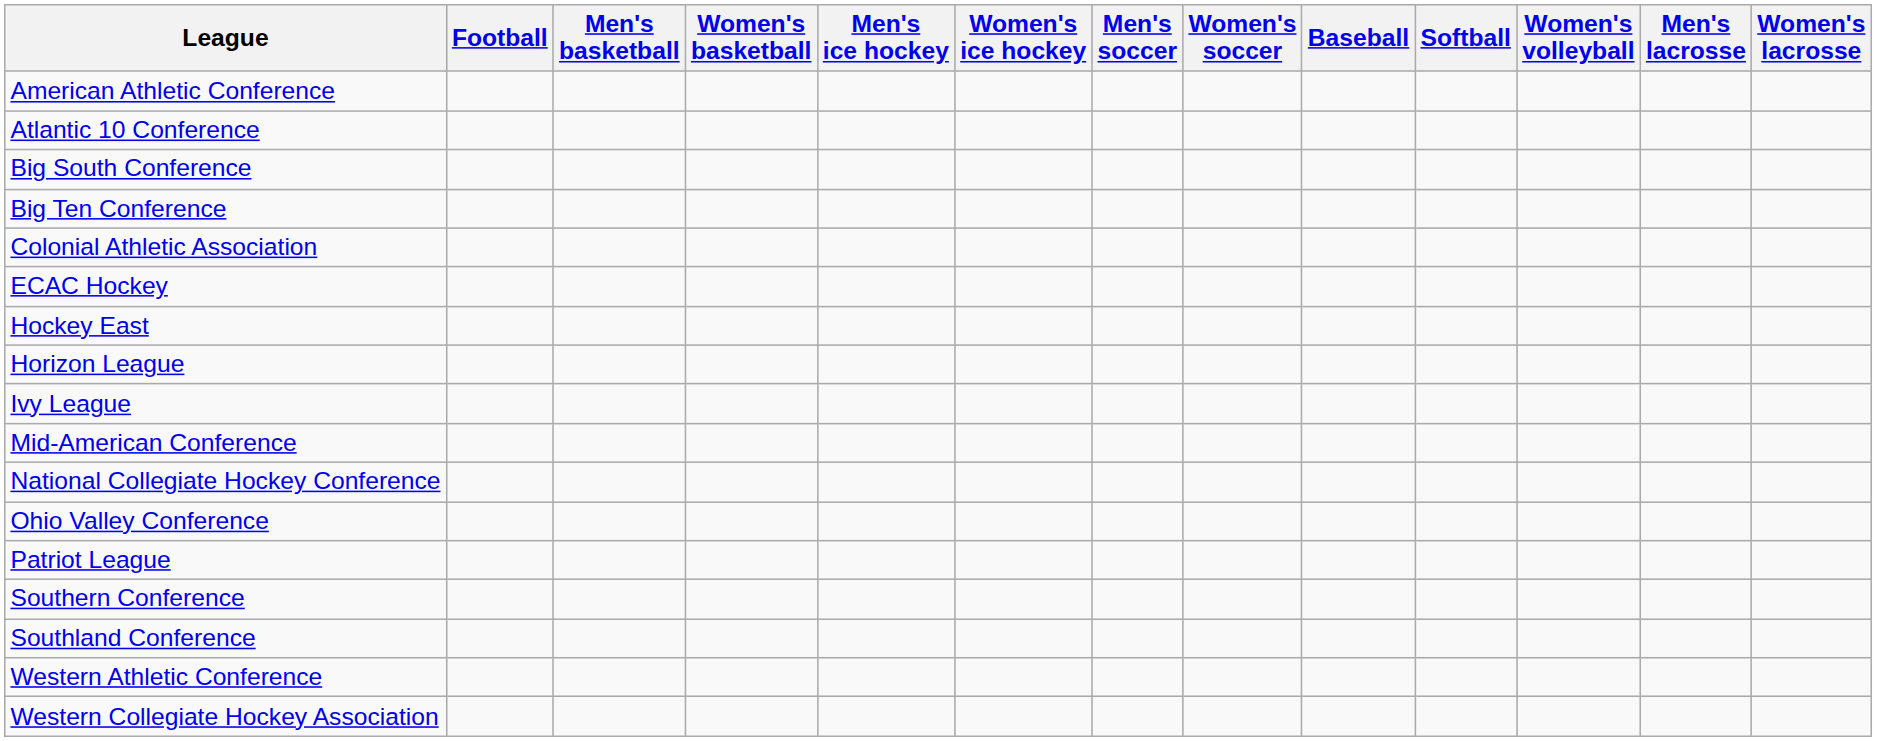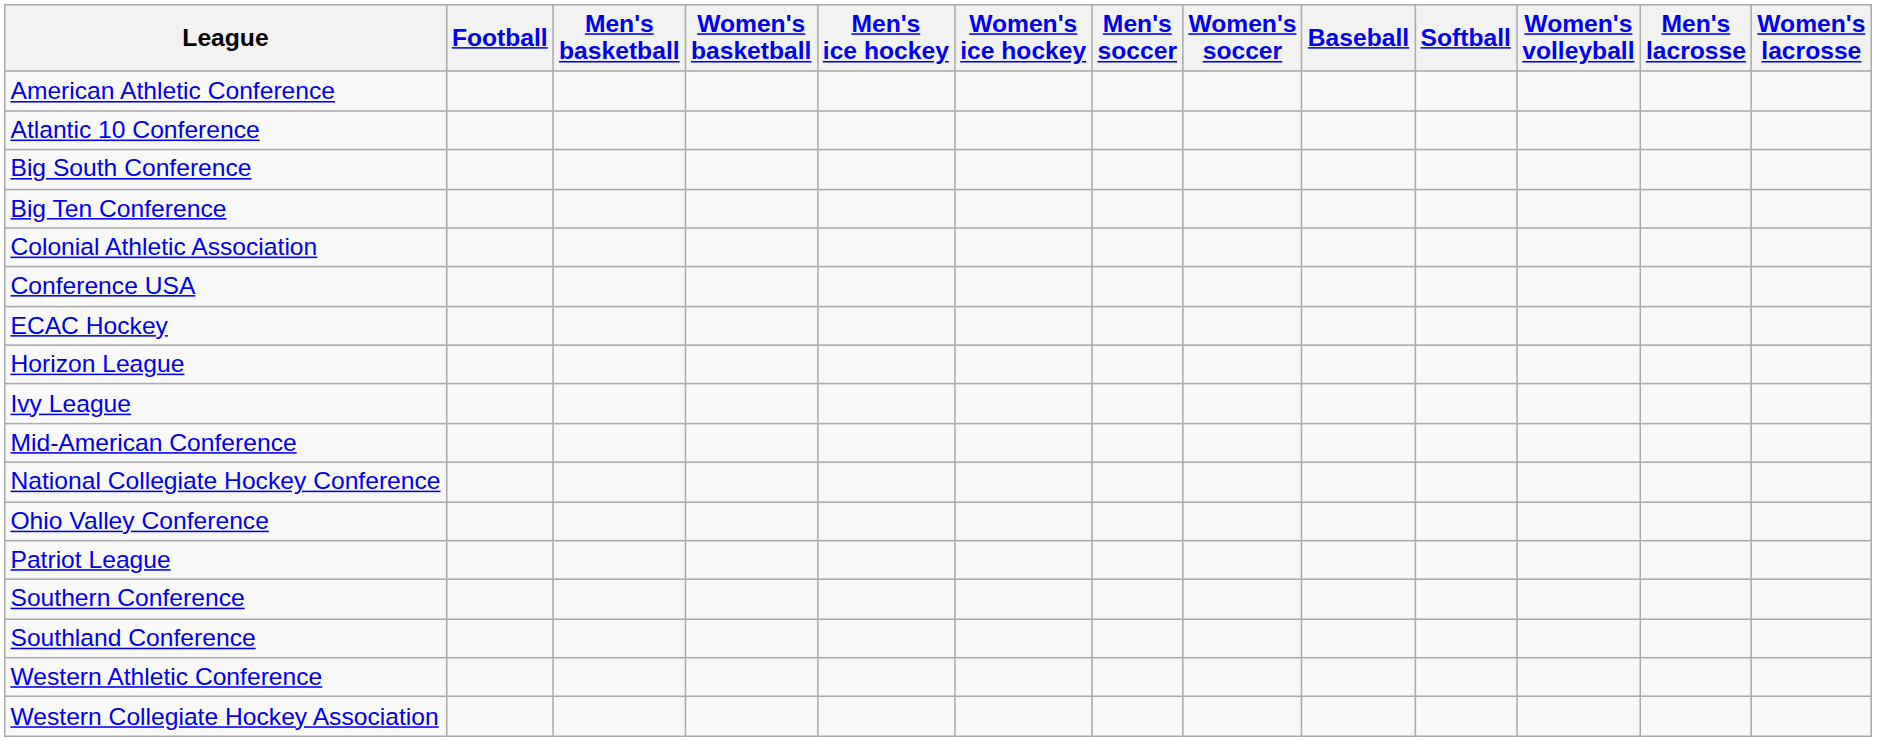+ row: (103, 286)
- row: (80, 325)
